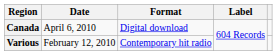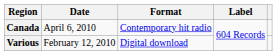(154, 27) Digital download -> (166, 27) Contemporary hit radio
(166, 43) Contemporary hit radio -> (154, 43) Digital download
